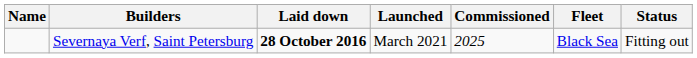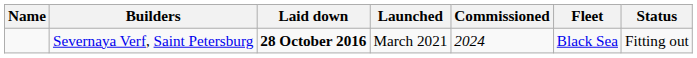(470, 40) 2025 -> (470, 40) 2024
